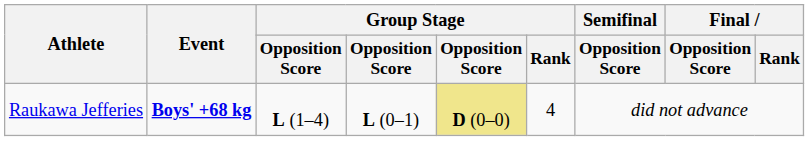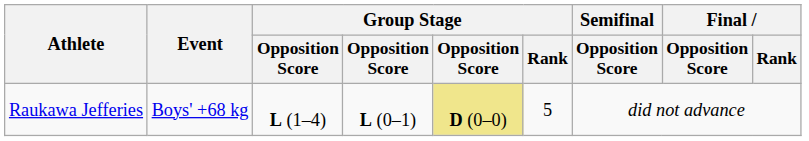(202, 109) bold -> (200, 109) normal
(551, 109) 4 -> (548, 109) 5
